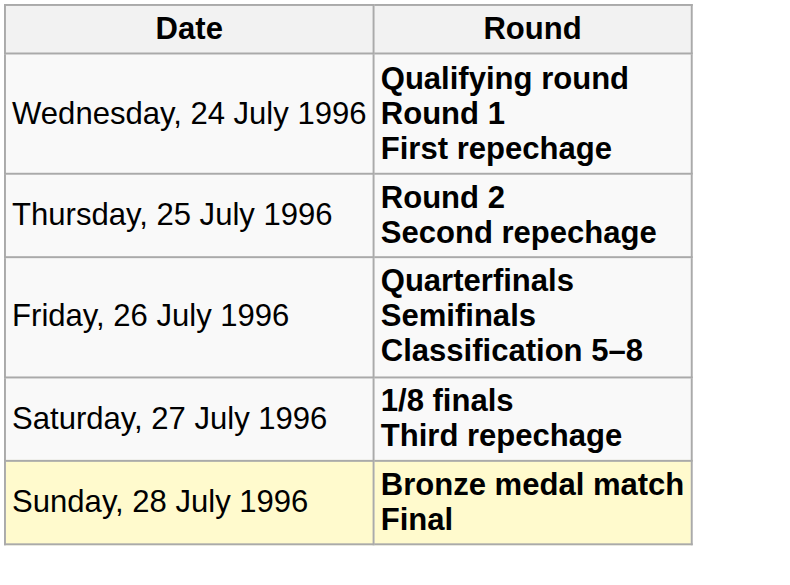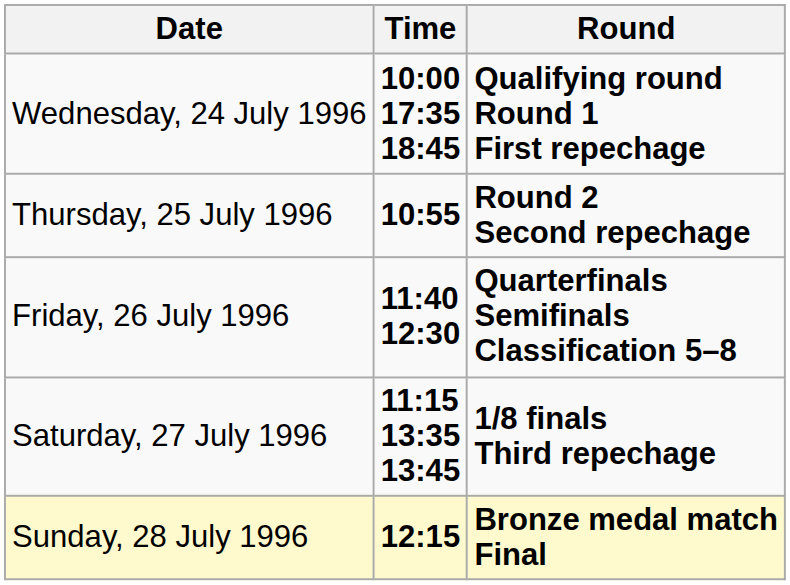+ column: (420, 29)
